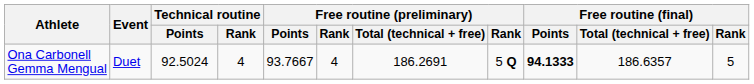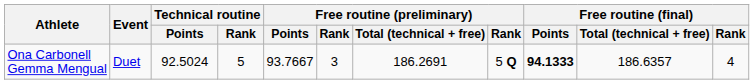(241, 62) 4 -> (241, 62) 5
(334, 62) 4 -> (334, 62) 3
(731, 62) 5 -> (731, 62) 4
